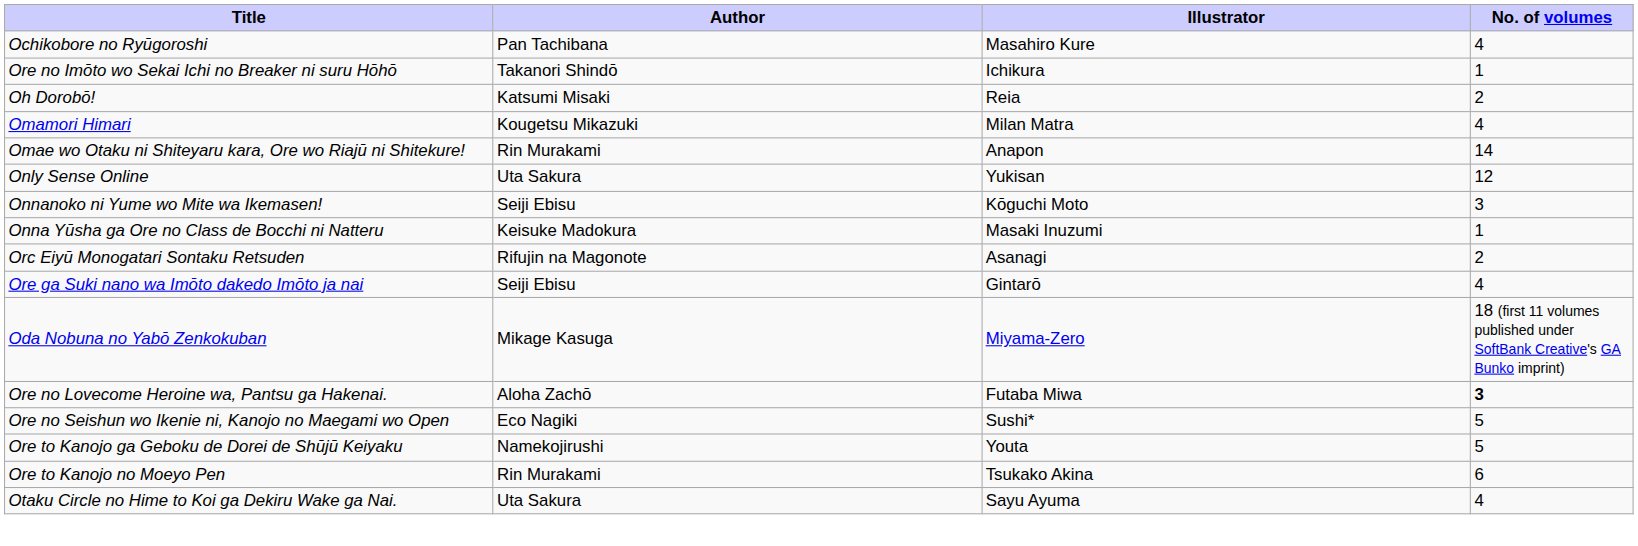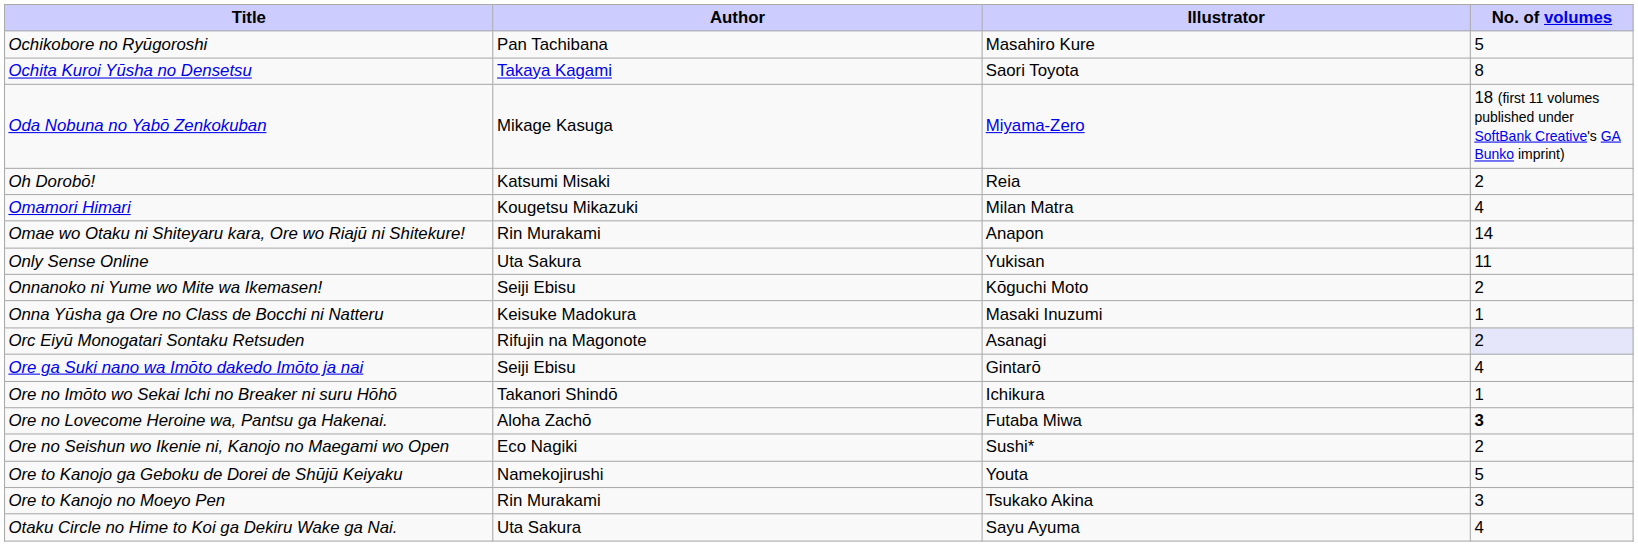(1479, 44) 4 -> (1479, 44) 5
+ row: (130, 71)
rows swapped: (137, 339) <-> (203, 71)
(1484, 177) 12 -> (1483, 261) 11
(1479, 204) 3 -> (1479, 287) 2
(1479, 257) no background -> (1479, 340) lavender background
(1479, 420) 5 -> (1479, 447) 2
(1479, 474) 6 -> (1479, 500) 3
